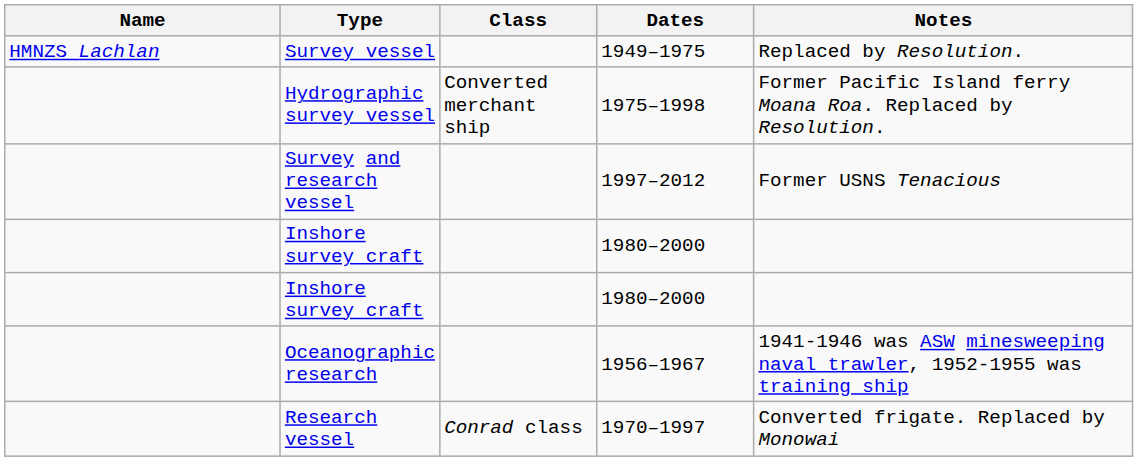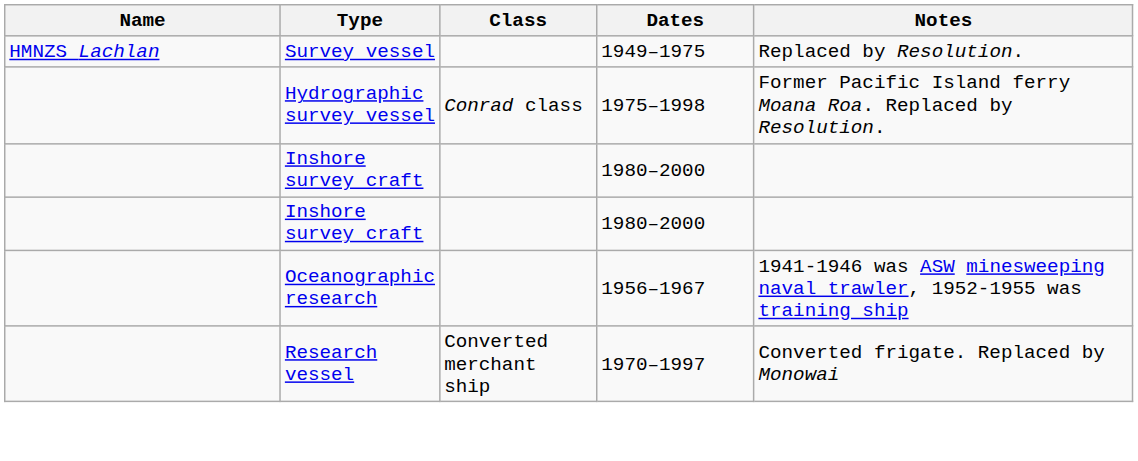(496, 105) Converted merchant ship -> (513, 105) Conrad class
- row: (343, 181)
(513, 429) Conrad class -> (496, 364) Converted merchant ship
